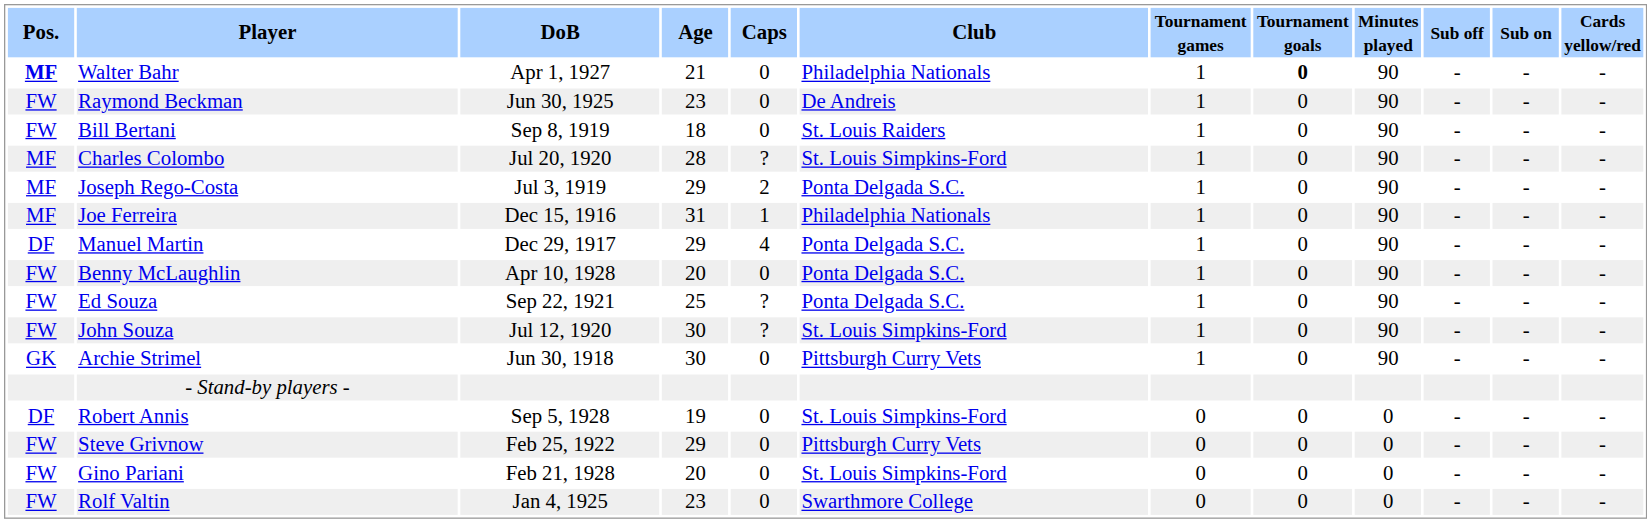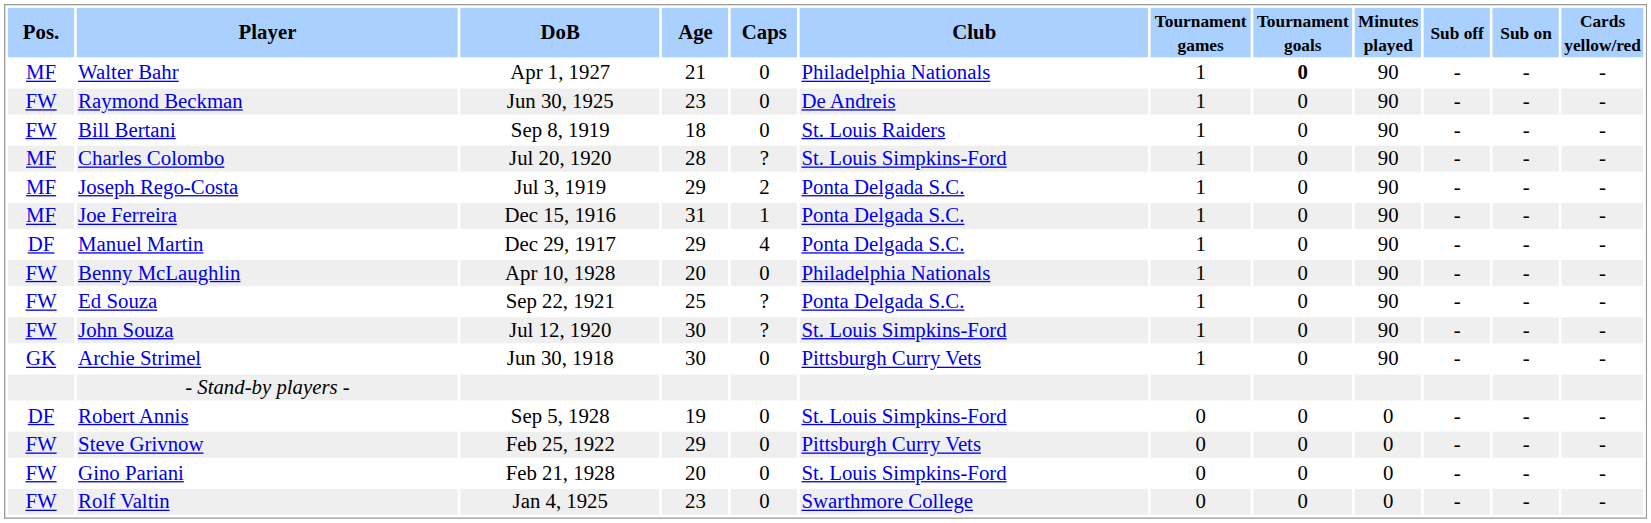(41, 72) bold -> (41, 72) normal
(896, 215) Philadelphia Nationals -> (883, 215) Ponta Delgada S.C.
(883, 272) Ponta Delgada S.C. -> (896, 272) Philadelphia Nationals
